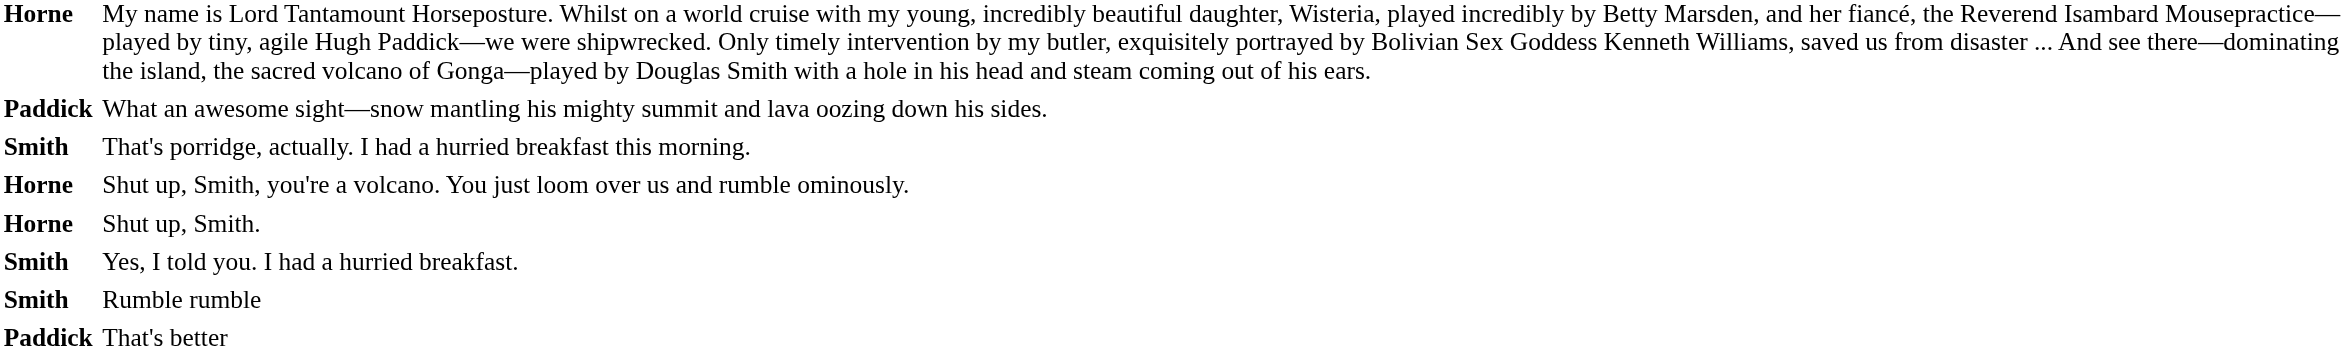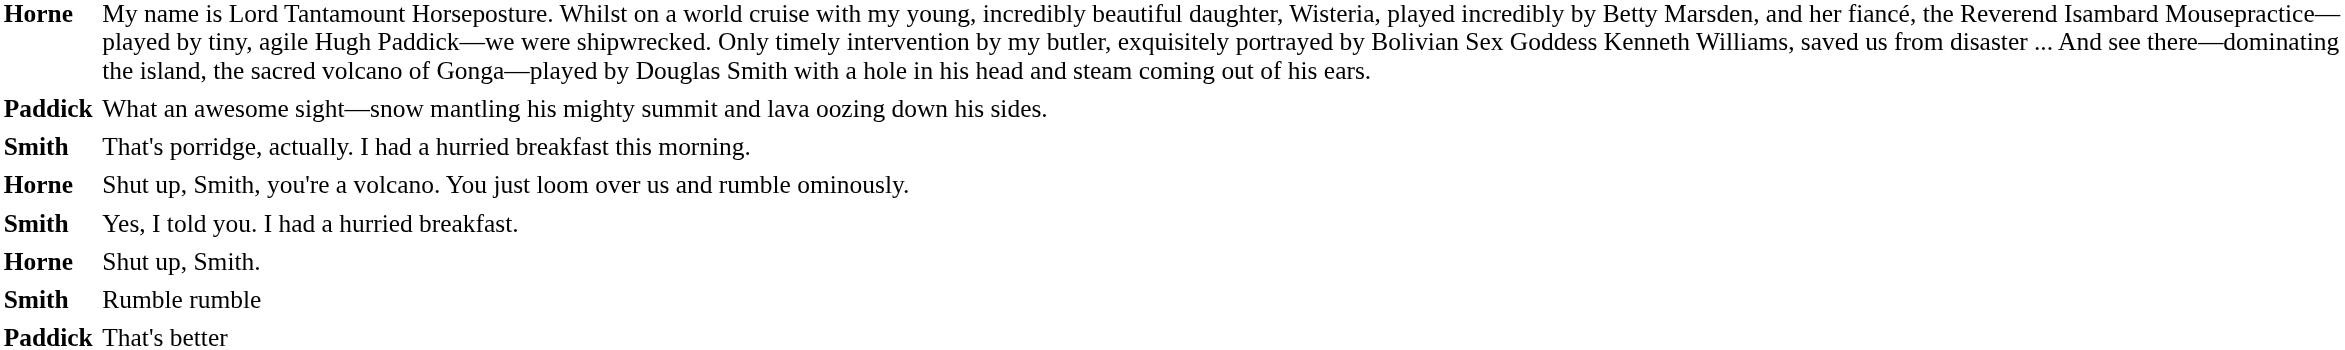rows swapped: (310, 261) <-> (181, 223)
